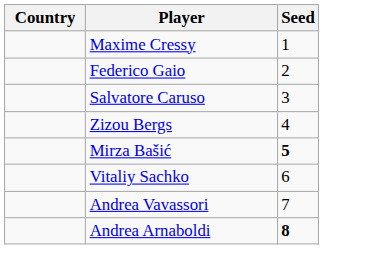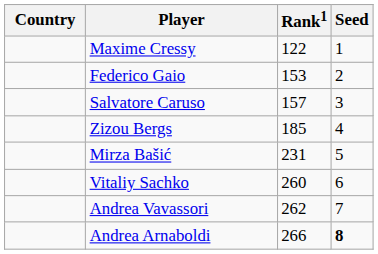+ column: (304, 20)
(285, 151) bold -> (339, 155) normal
